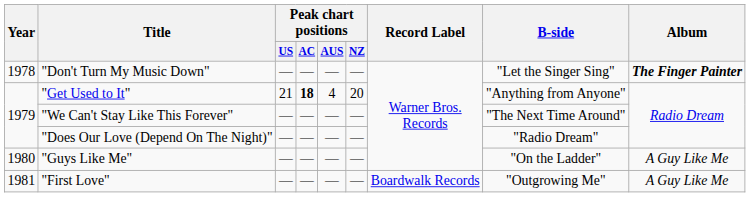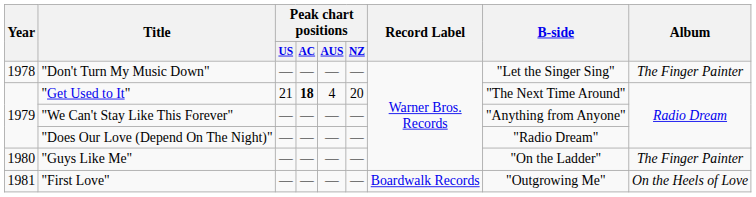(687, 71) bold -> (690, 71) normal
(556, 93) "Anything from Anyone" -> (556, 93) "The Next Time Around"
(556, 115) "The Next Time Around" -> (556, 115) "Anything from Anyone"
(687, 159) A Guy Like Me -> (690, 159) The Finger Painter
(687, 181) A Guy Like Me -> (690, 181) On the Heels of Love
